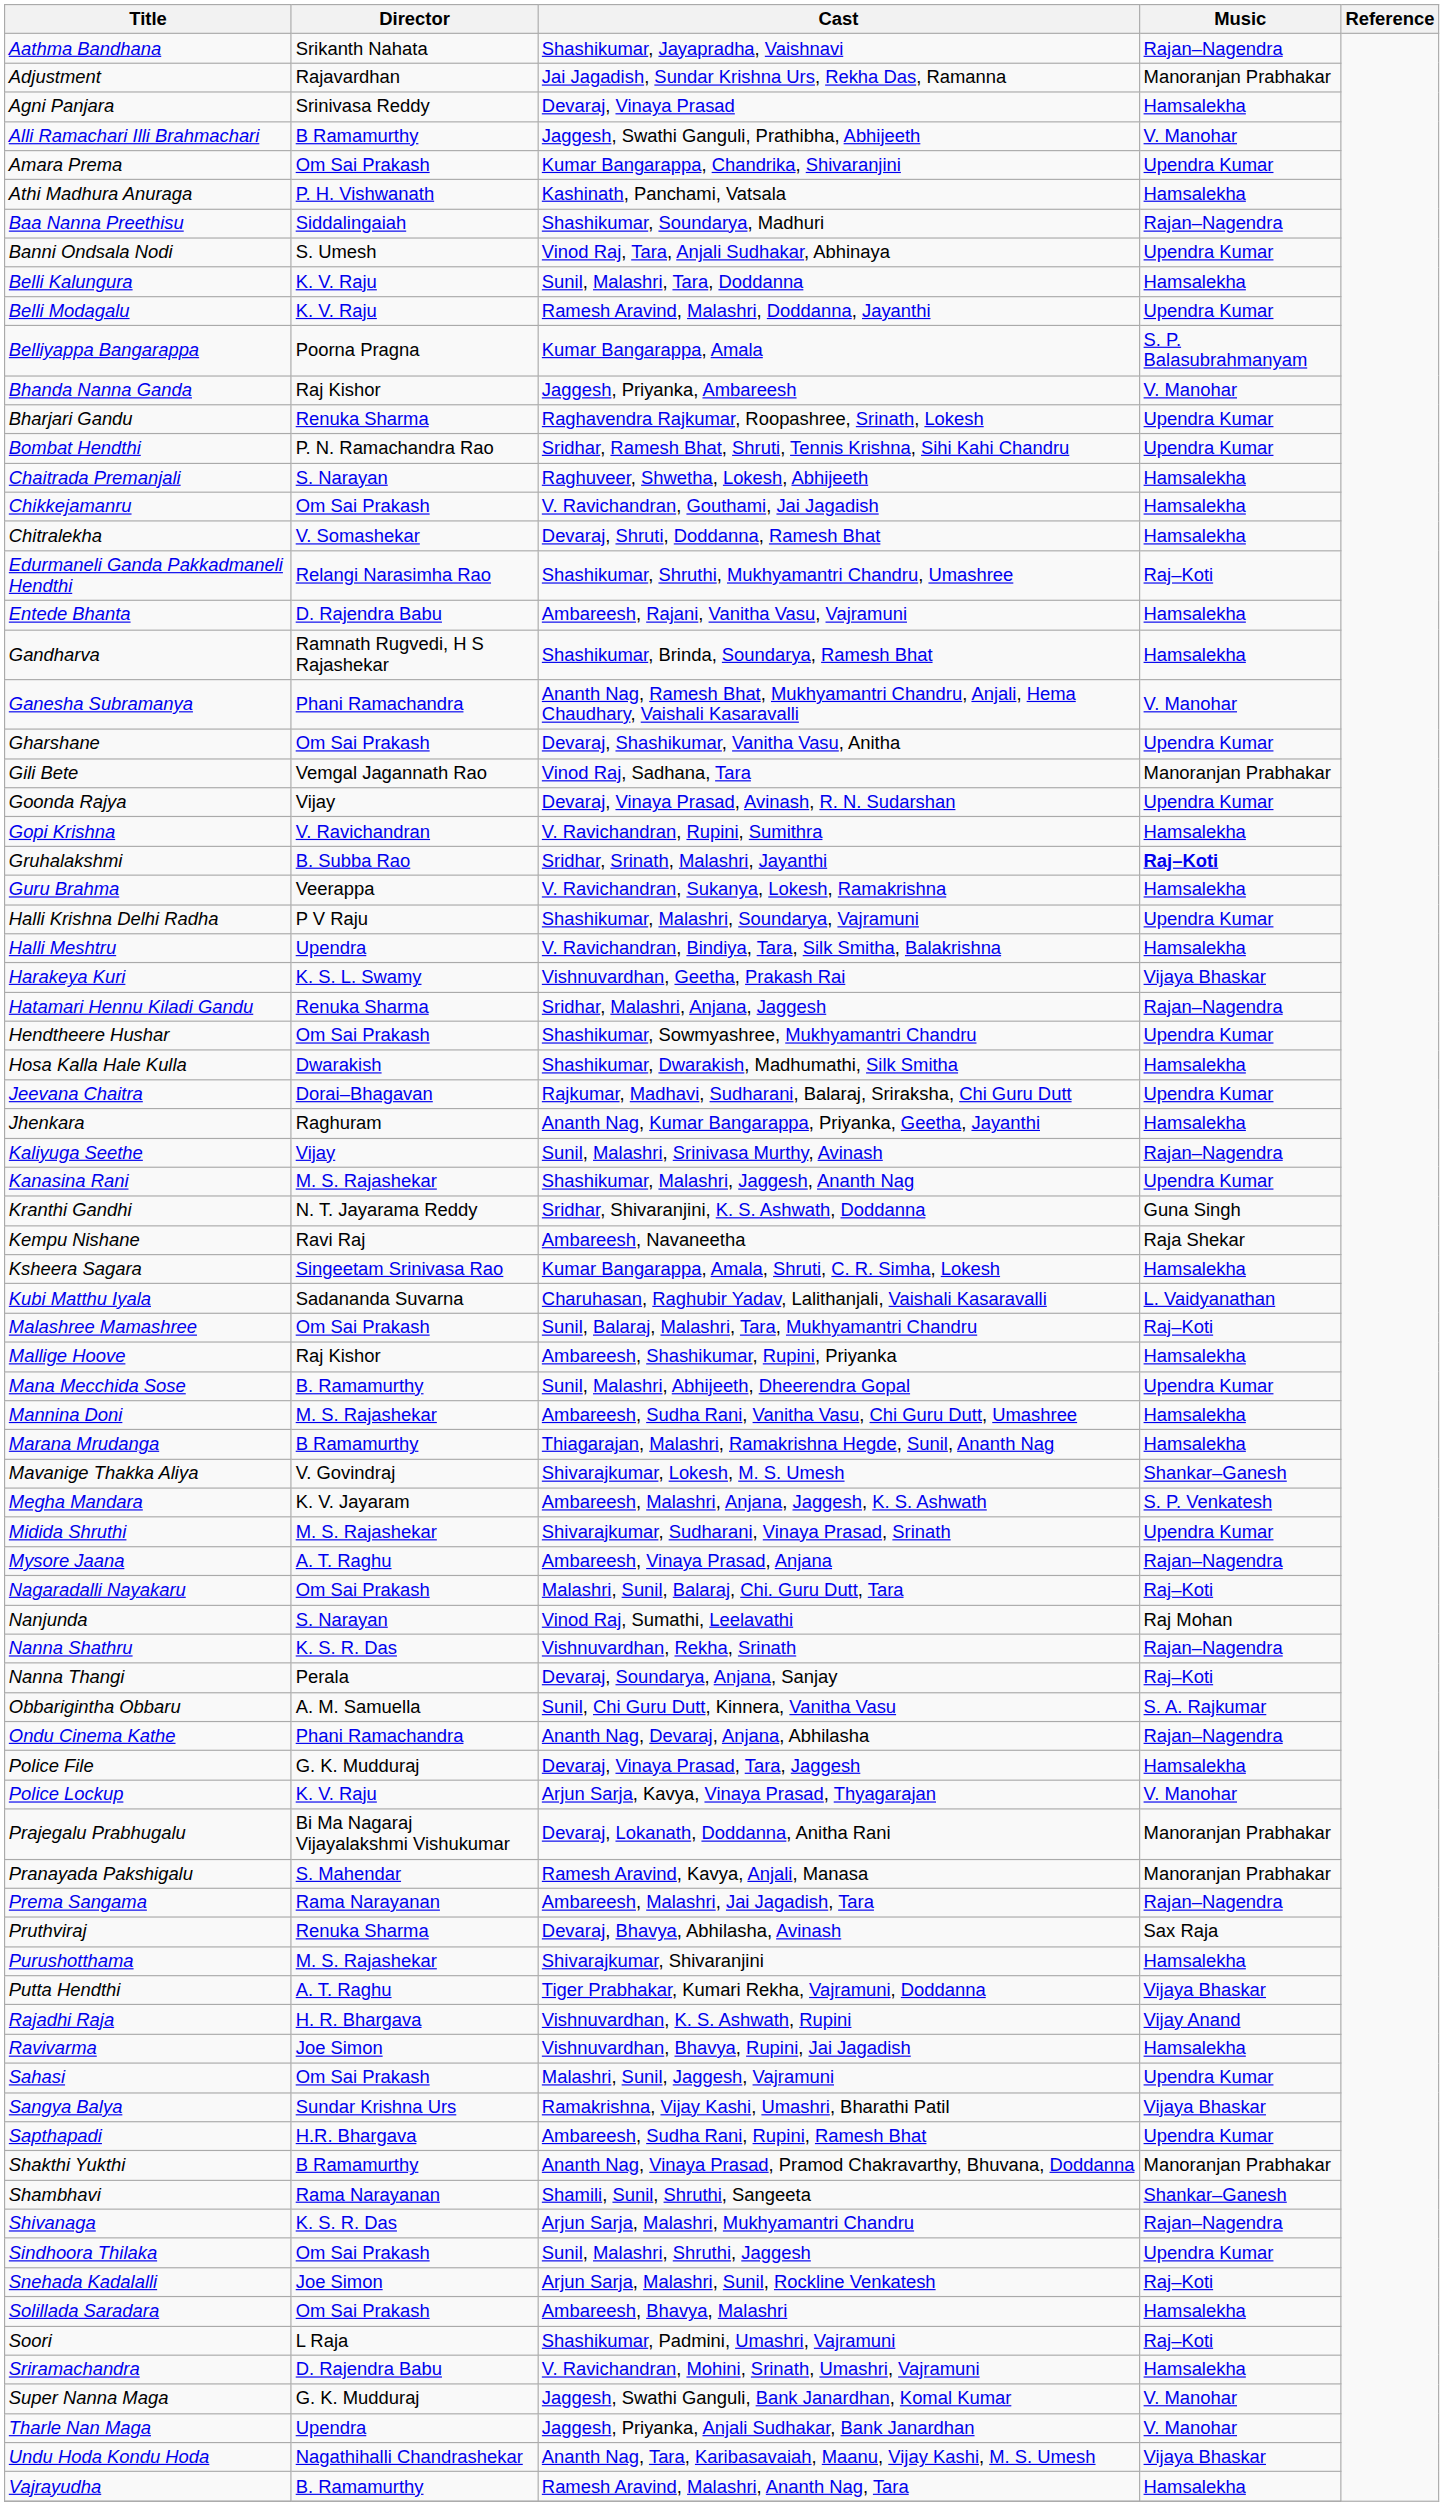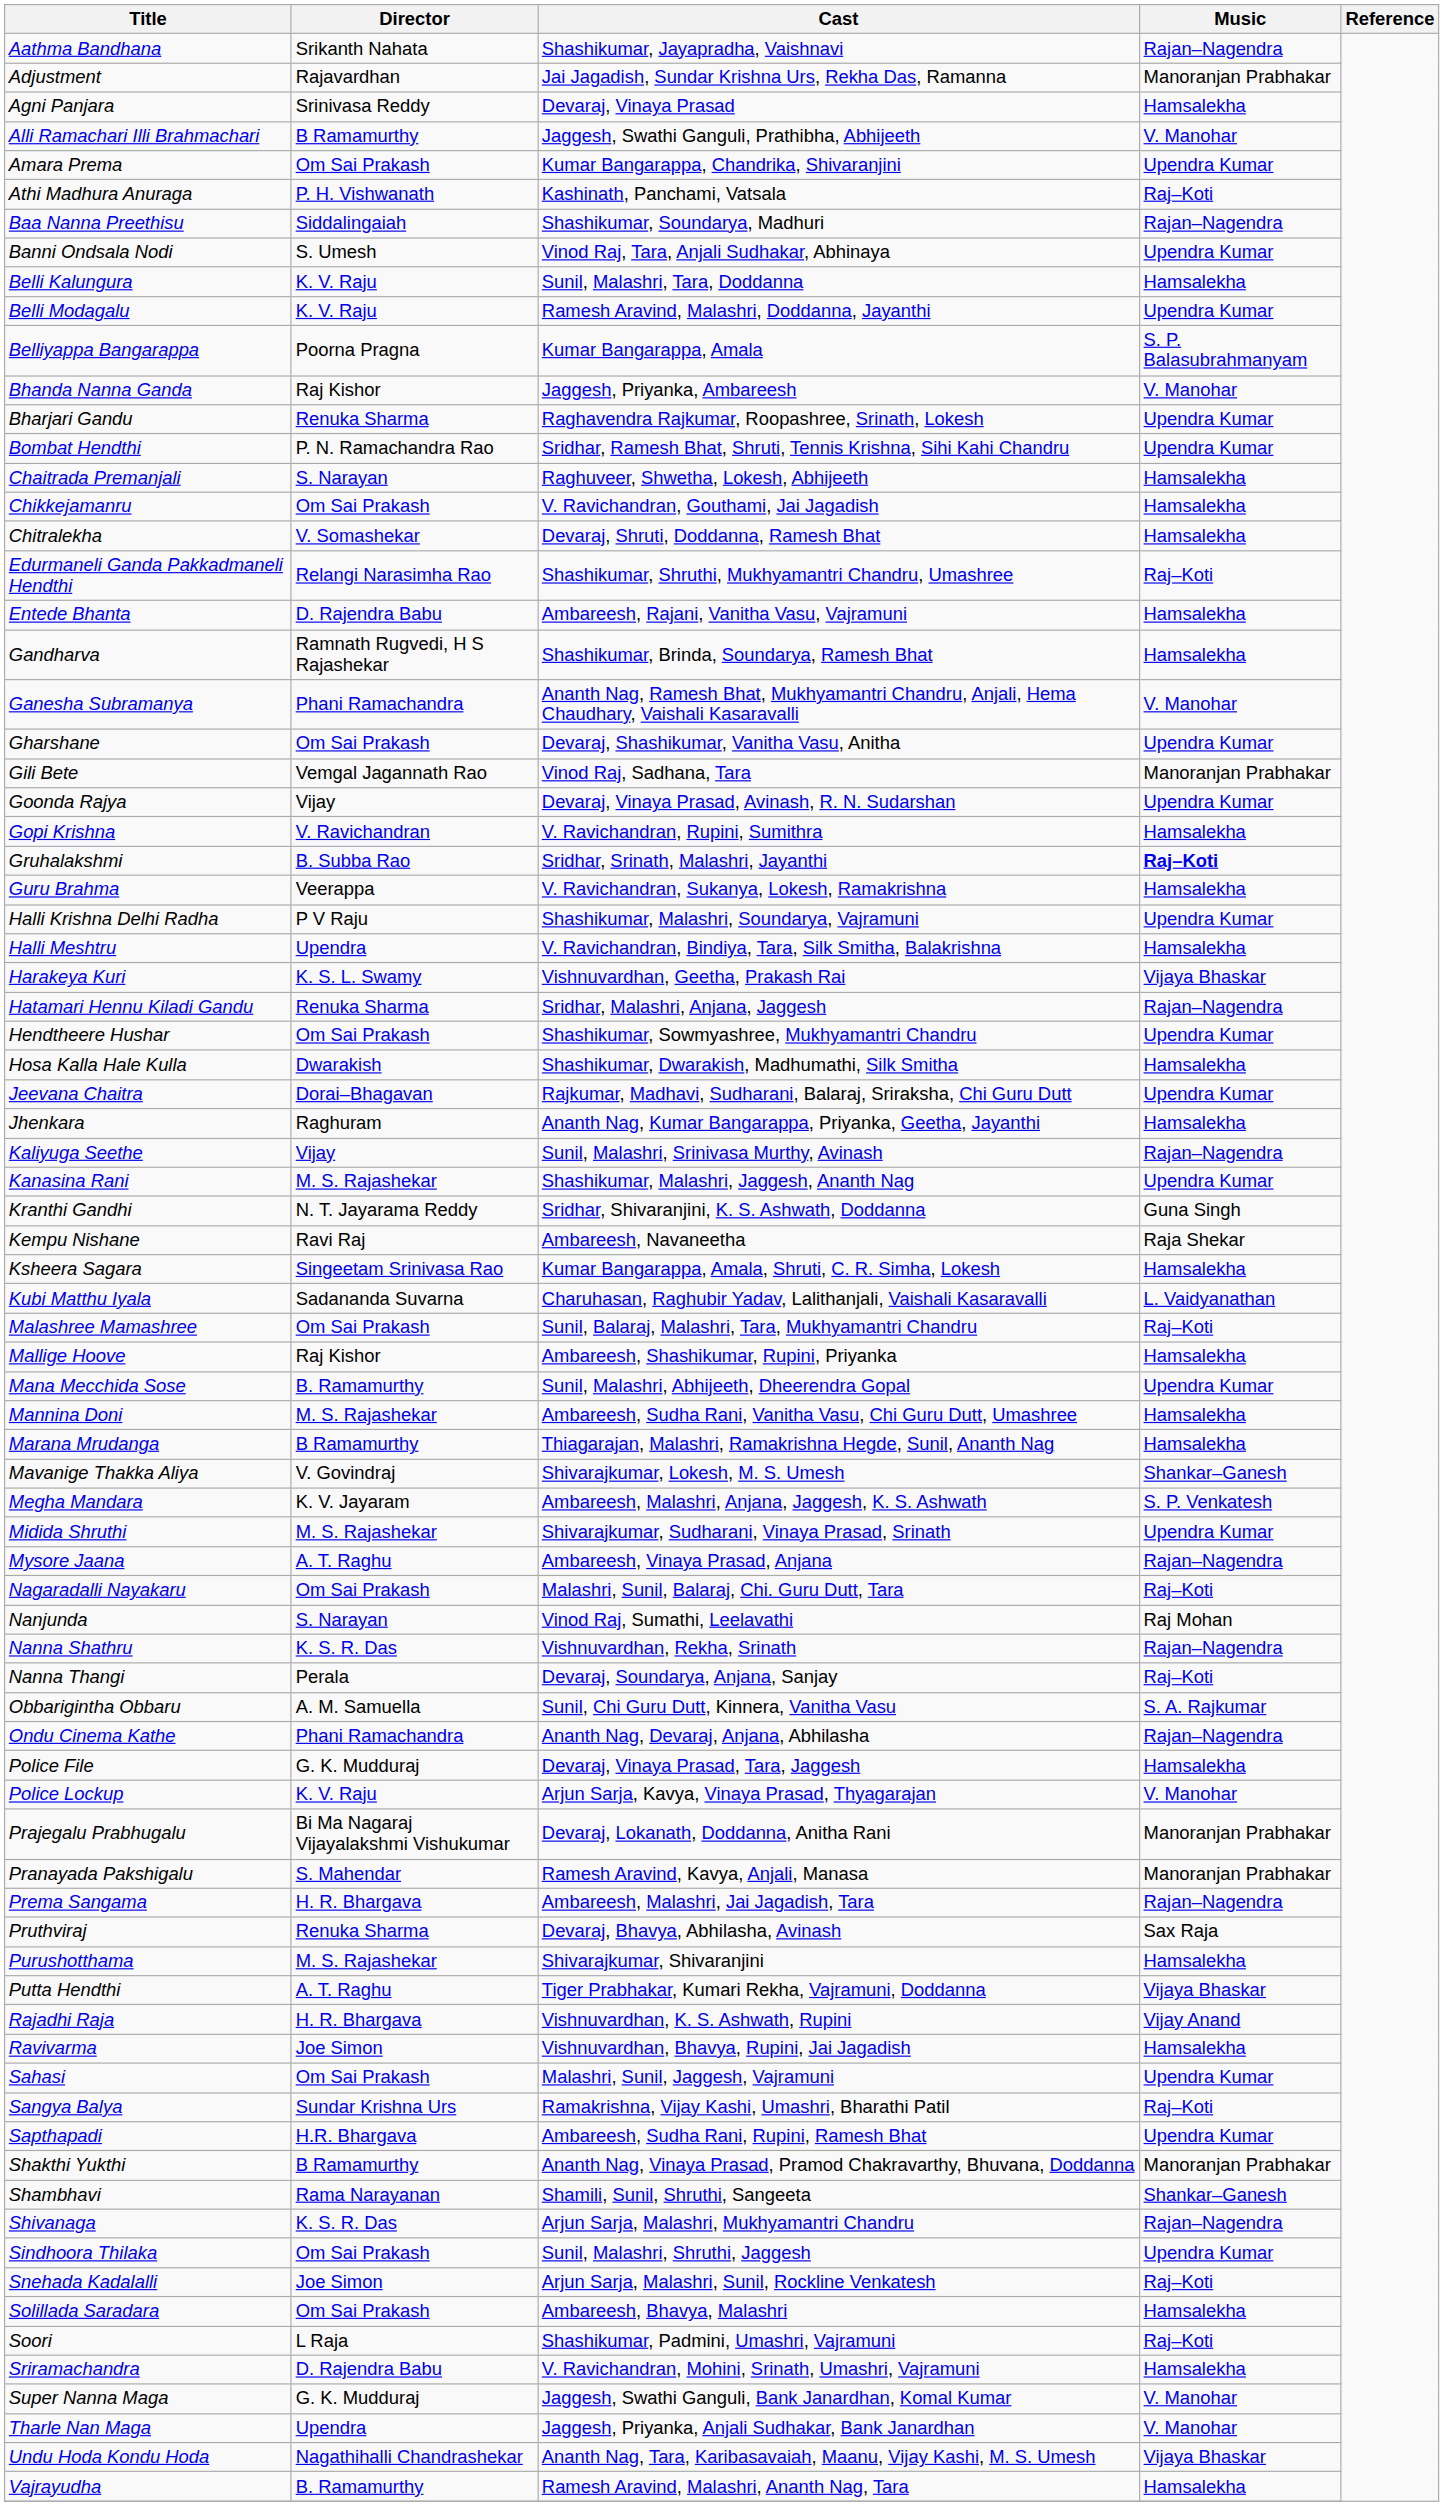(1195, 194) Hamsalekha -> (1178, 194) Raj–Koti
(368, 1902) Rama Narayanan -> (359, 1902) H. R. Bhargava
(1205, 2106) Vijaya Bhaskar -> (1178, 2106) Raj–Koti
